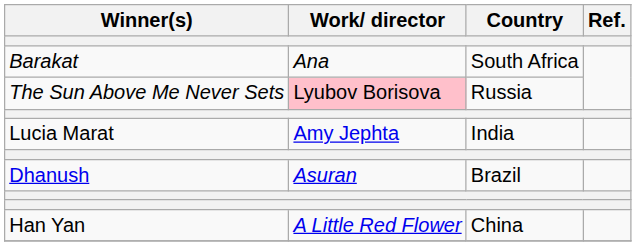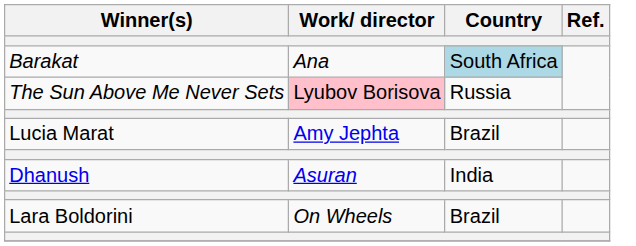(525, 61) no background -> (504, 61) lightblue background
(493, 133) India -> (475, 133) Brazil
(496, 174) Brazil -> (471, 174) India
+ row: (71, 215)
- row: (47, 225)
